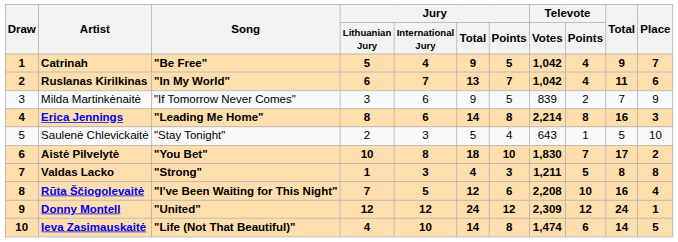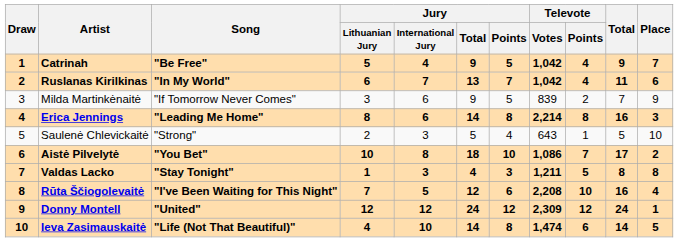(190, 136) "Stay Tonight" -> (175, 136) "Strong"
(547, 154) 1,830 -> (547, 154) 1,086
(178, 172) "Strong" -> (194, 172) "Stay Tonight"
